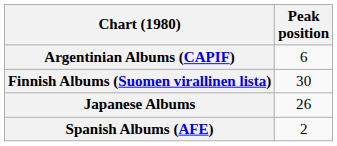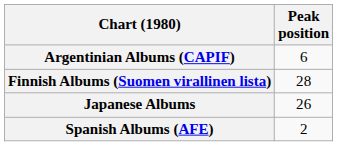(304, 81) 30 -> (304, 81) 28
